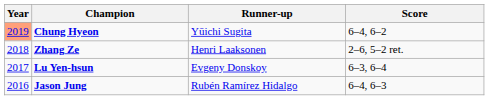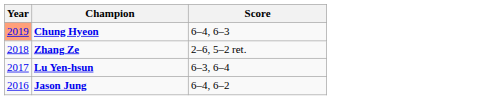- column: (267, 13)
(367, 31) 6–4, 6–2 -> (210, 31) 6–4, 6–3
(367, 86) 6–4, 6–3 -> (210, 86) 6–4, 6–2
